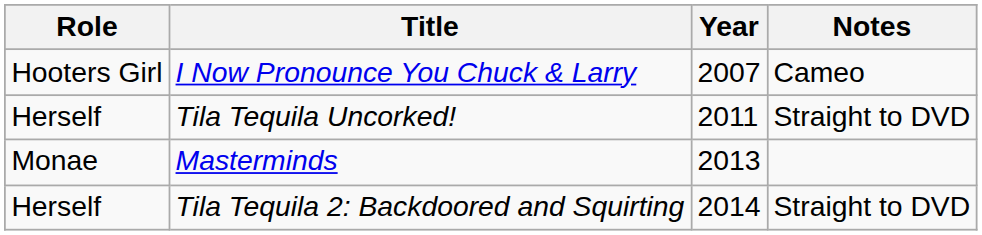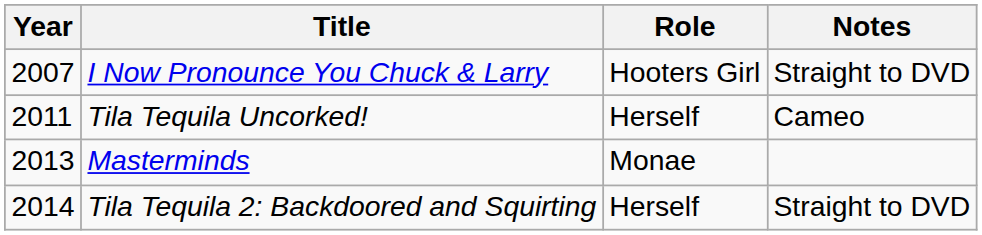columns swapped: (729, 26) <-> (87, 26)
(819, 71) Cameo -> (872, 71) Straight to DVD
(872, 116) Straight to DVD -> (819, 116) Cameo
